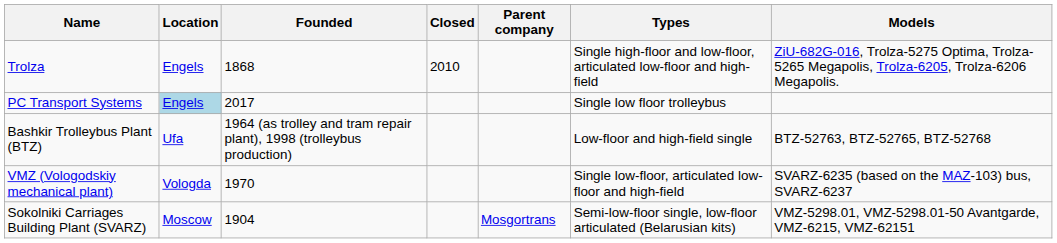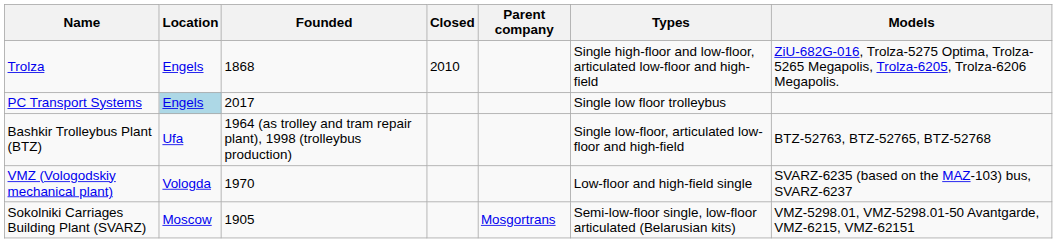(663, 139) Low-floor and high-field single -> (668, 139) Single low-floor, articulated low-floor and high-field
(668, 183) Single low-floor, articulated low-floor and high-field -> (663, 183) Low-floor and high-field single
(240, 220) 1904 -> (240, 220) 1905
